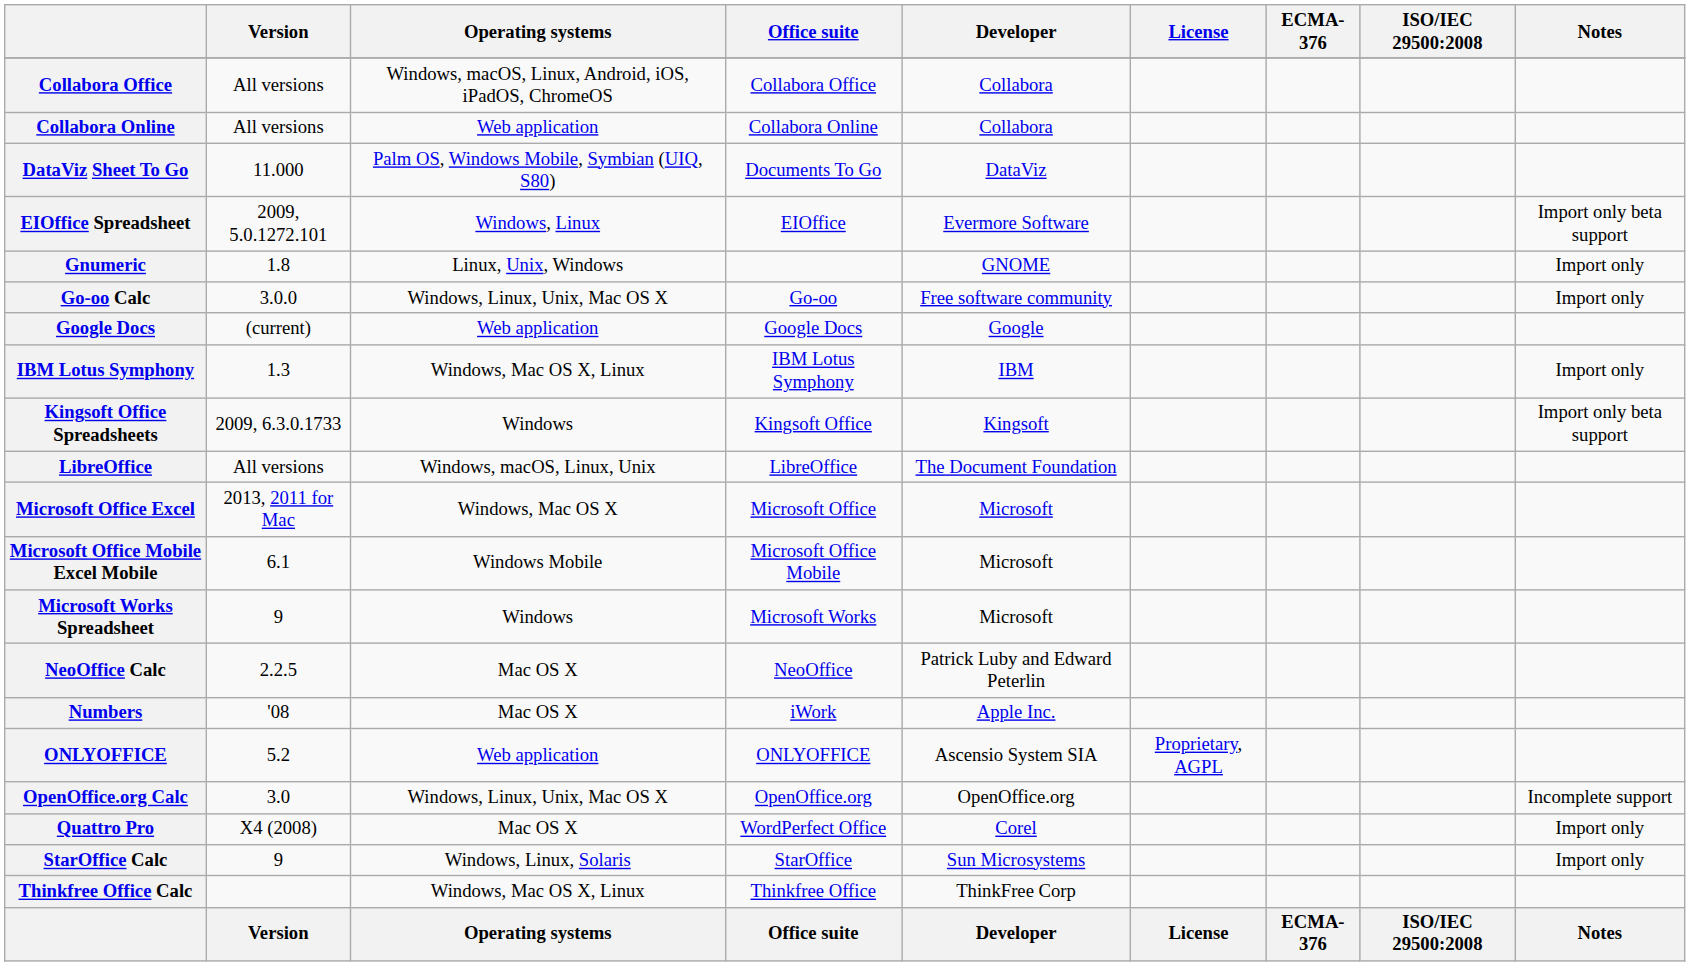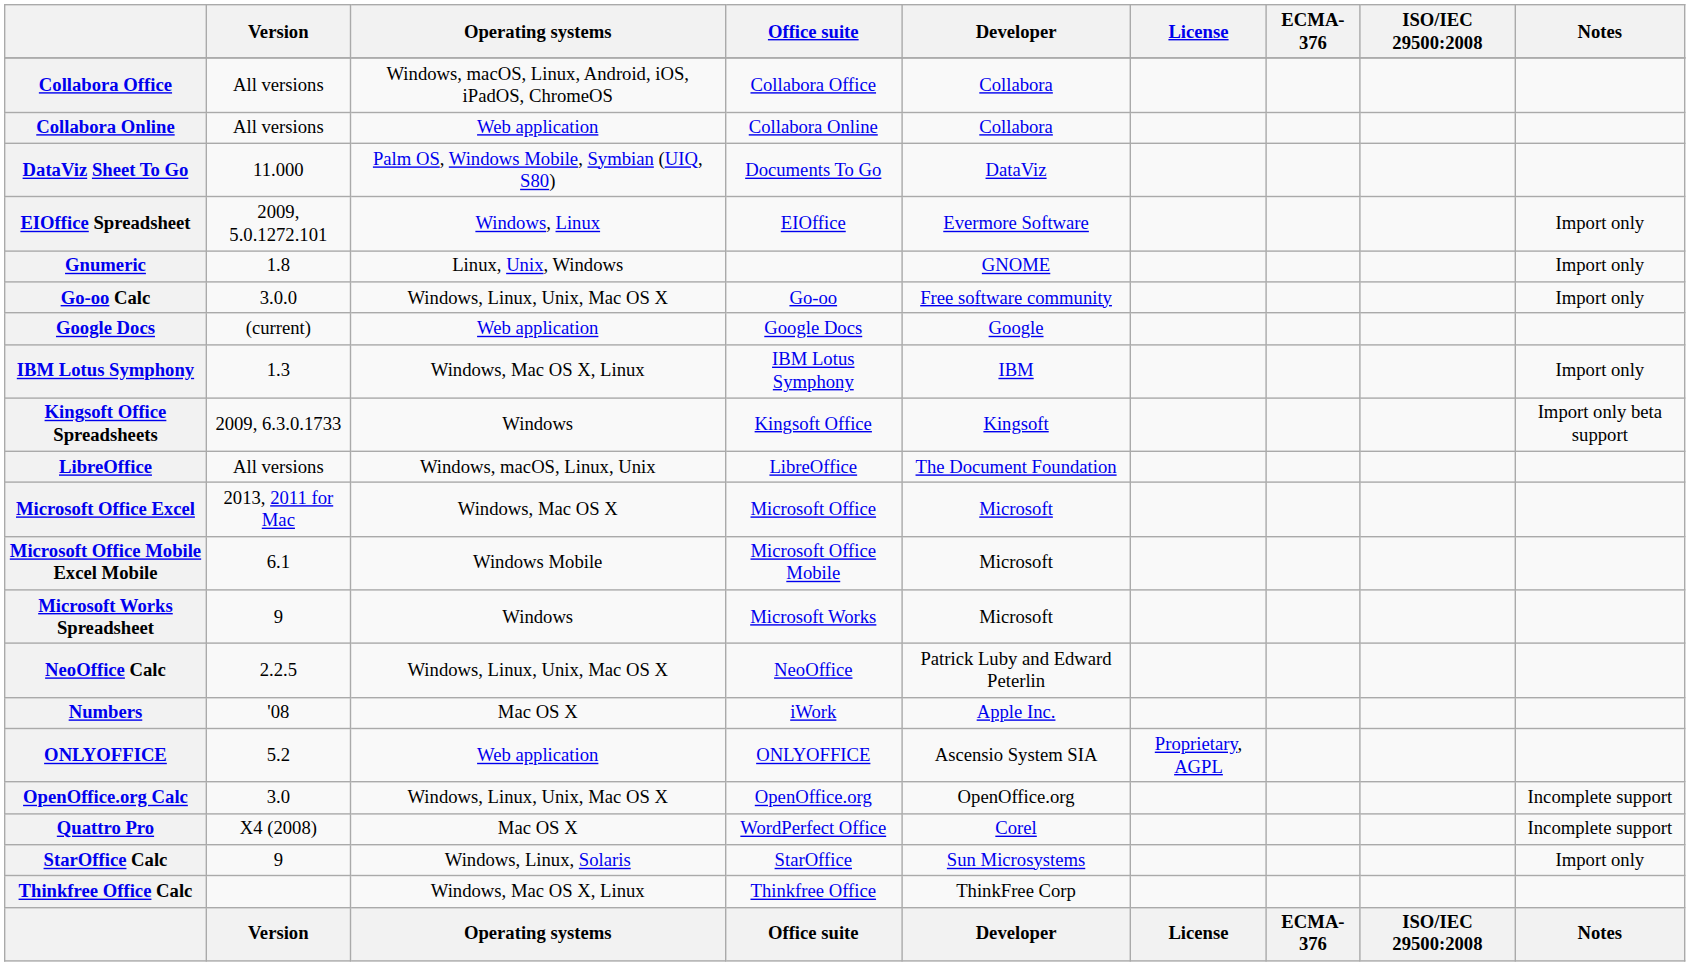(1600, 223) Import only beta support -> (1600, 223) Import only
(538, 670) Mac OS X -> (538, 670) Windows, Linux, Unix, Mac OS X
(1600, 829) Import only -> (1600, 829) Incomplete support
